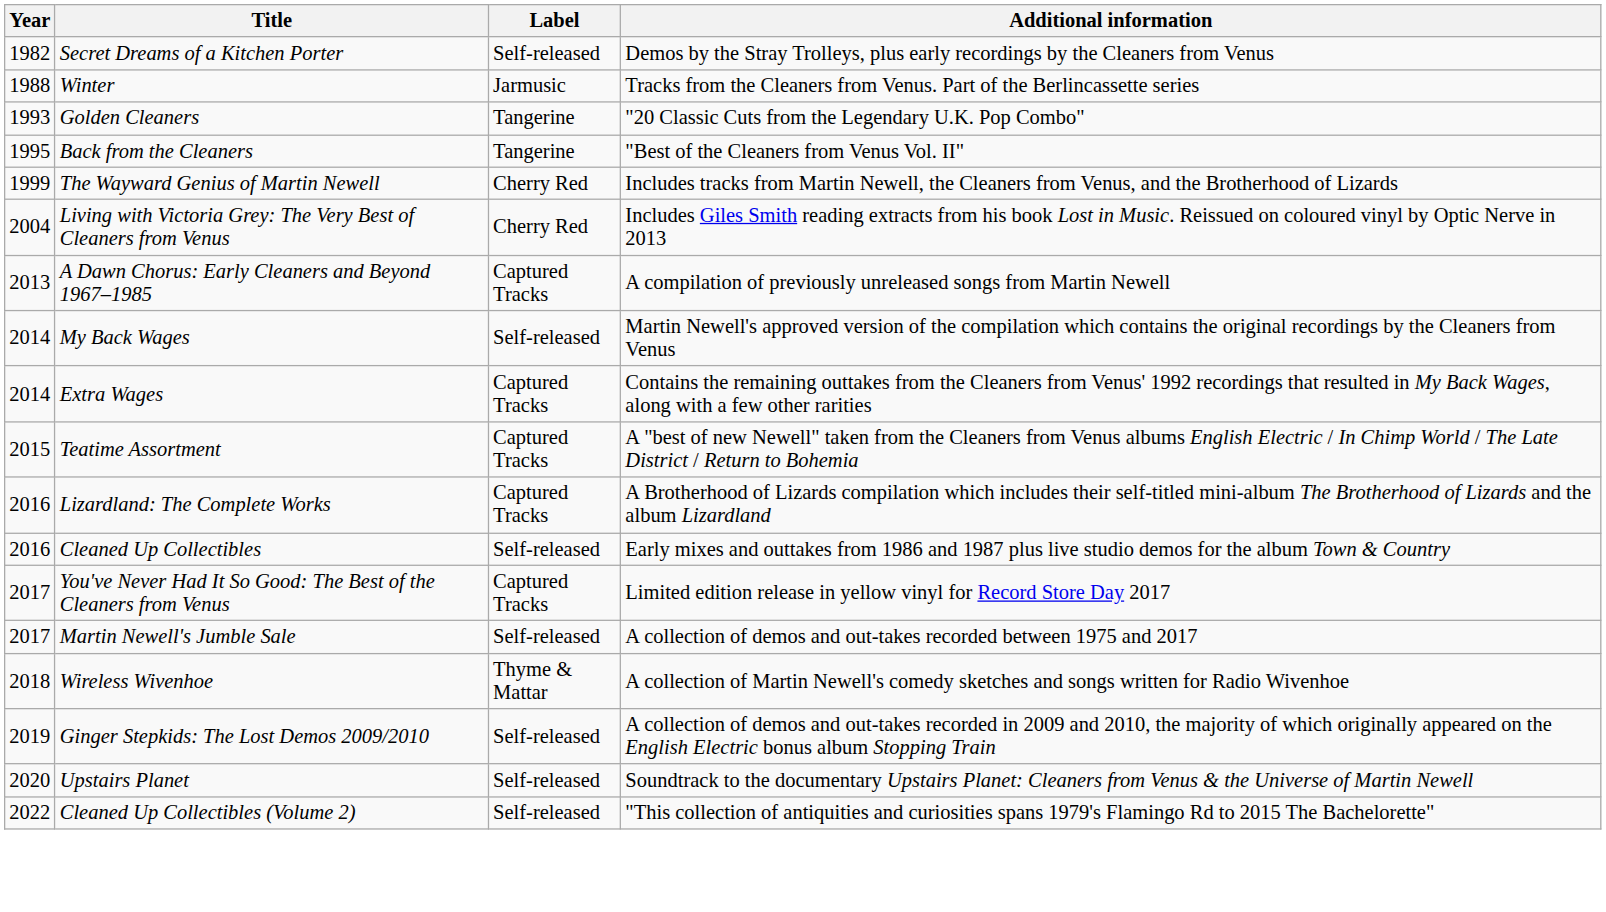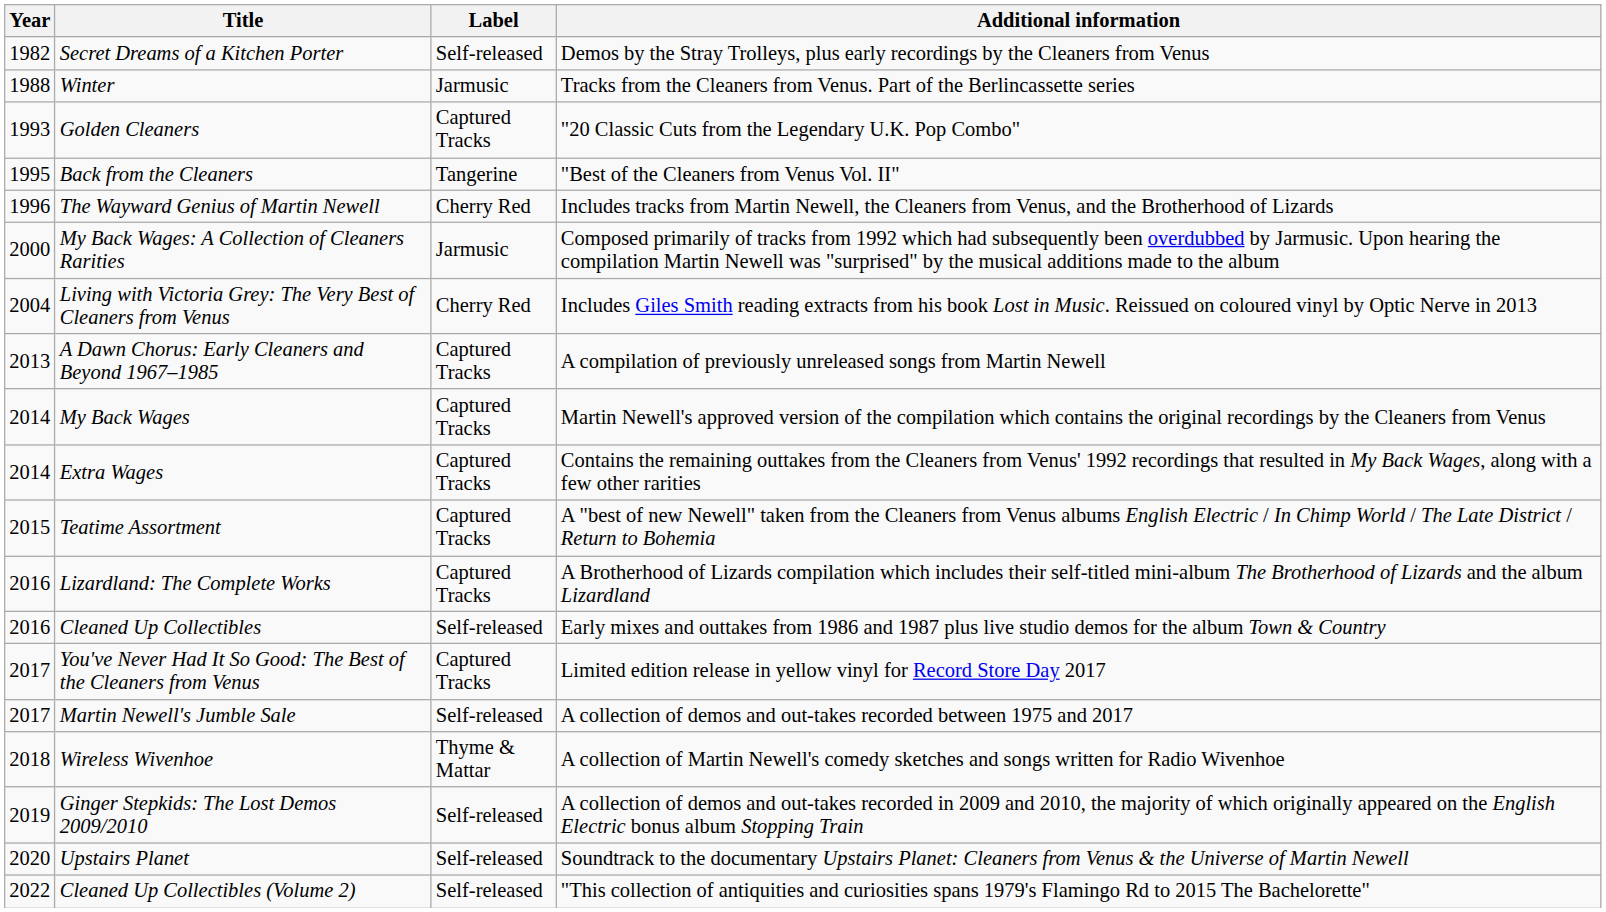(534, 118) Tangerine -> (473, 129) Captured Tracks
(30, 183) 1999 -> (30, 206) 1996
+ row: (232, 250)
(547, 338) Self-released -> (473, 416) Captured Tracks
